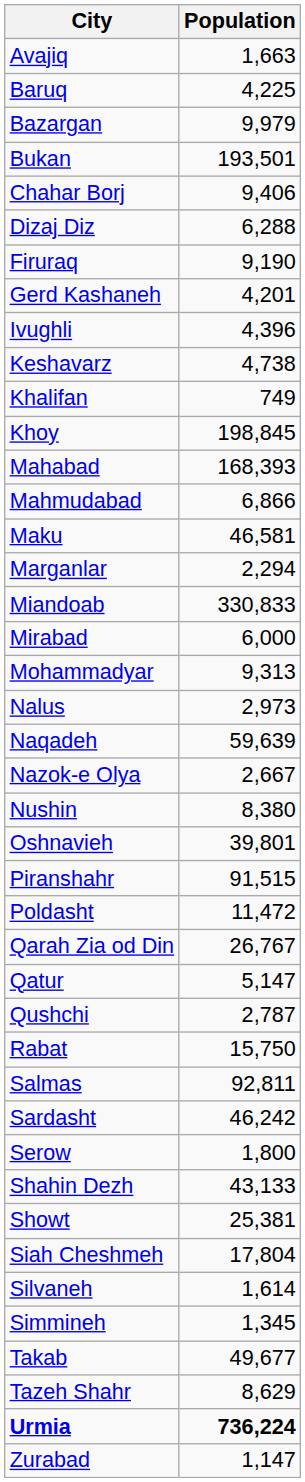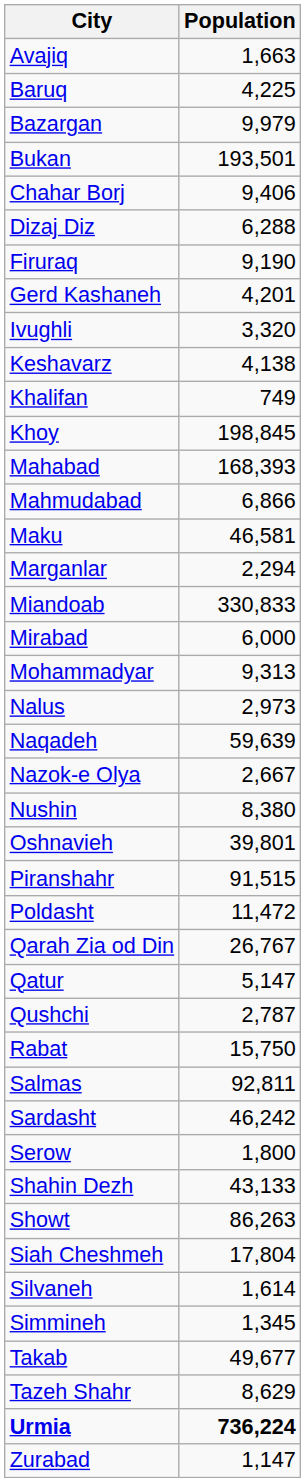(269, 329) 4,396 -> (269, 329) 3,320
(269, 364) 4,738 -> (269, 364) 4,138
(263, 1220) 25,381 -> (263, 1220) 86,263
